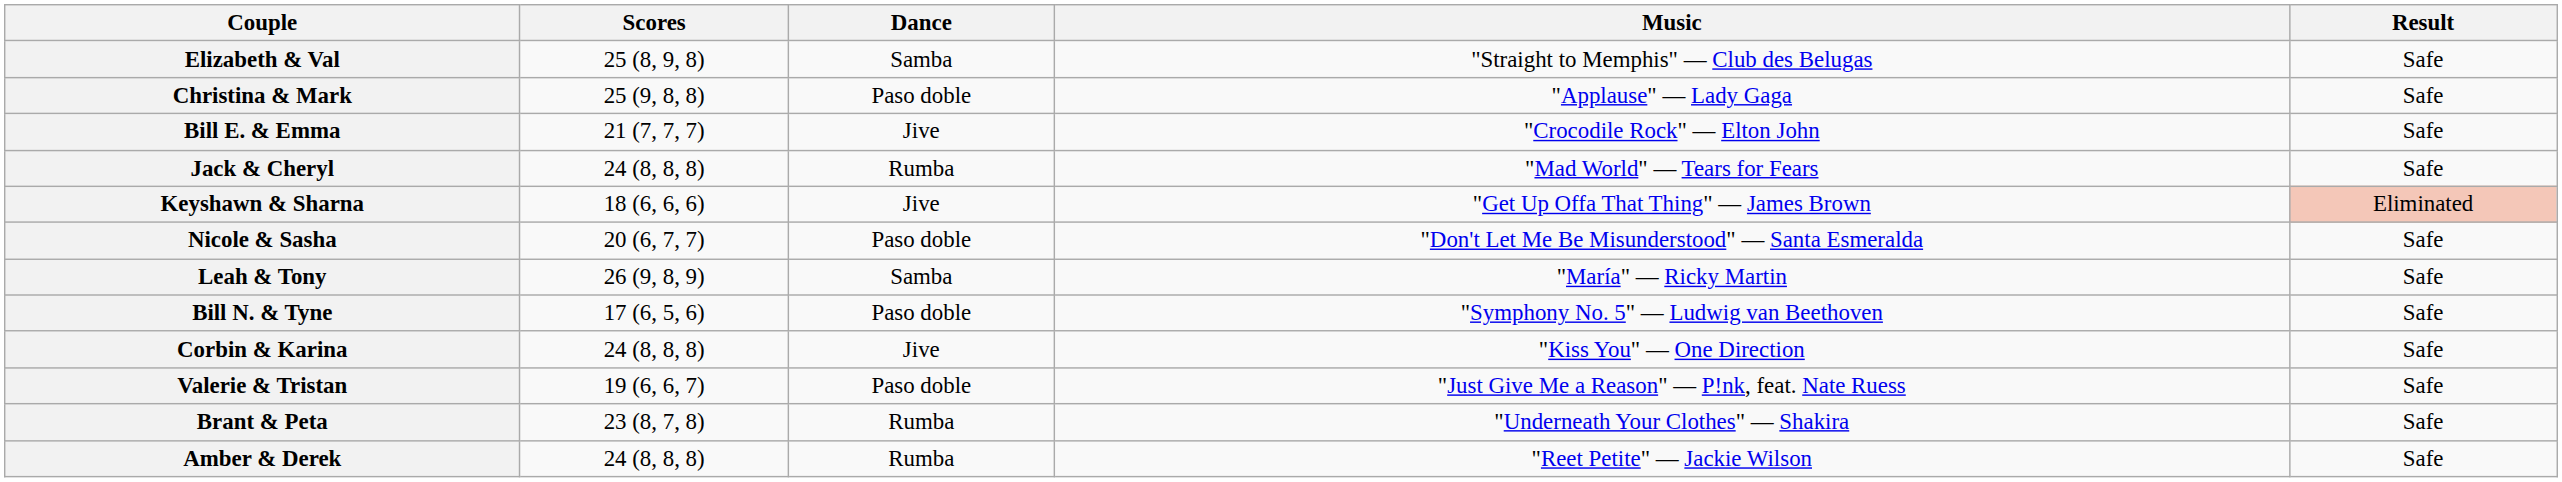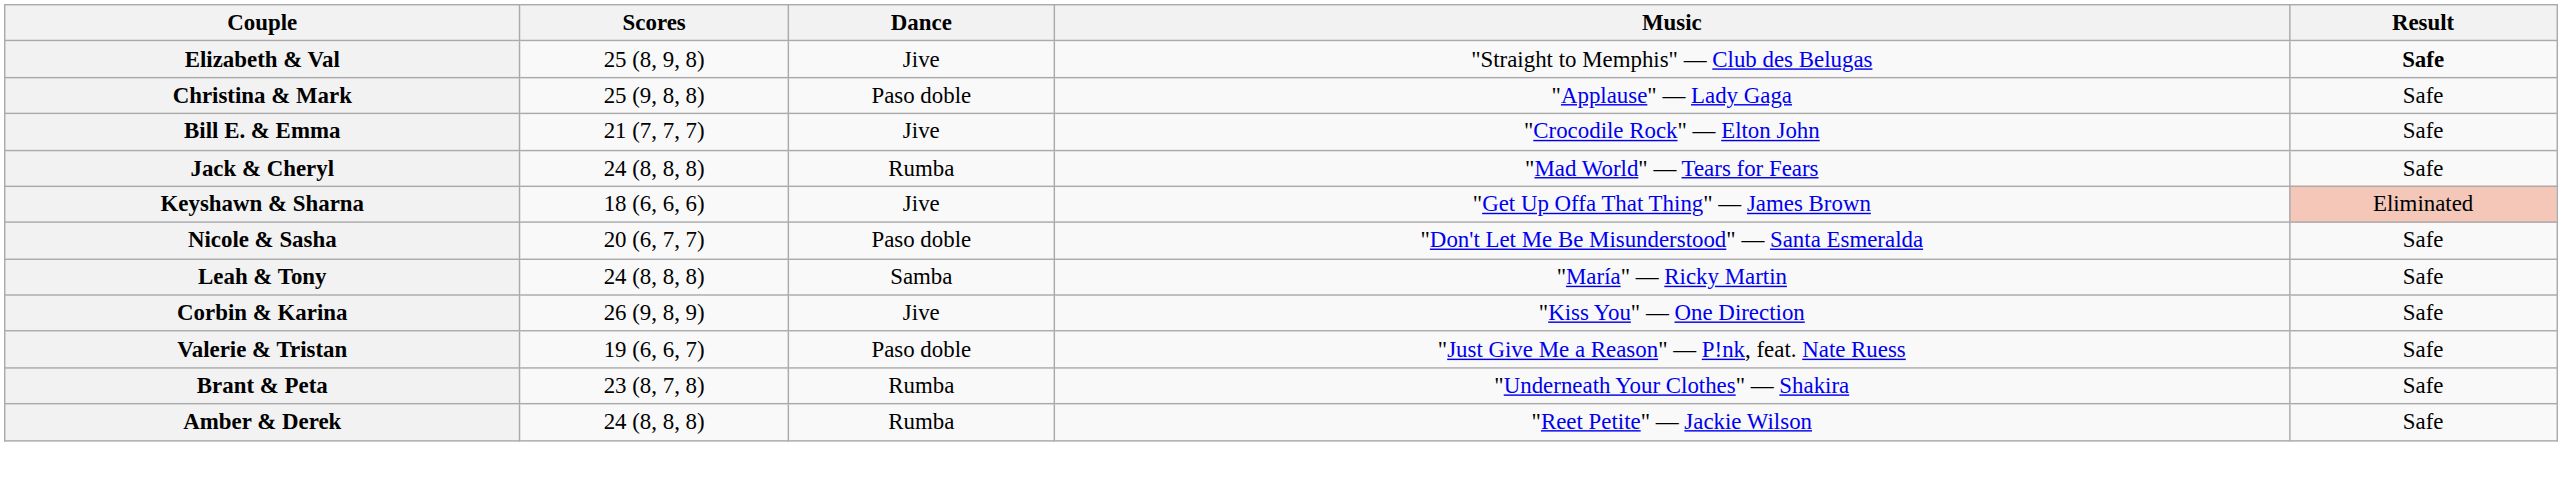(921, 58) Samba -> (921, 58) Jive
(2423, 58) normal -> (2423, 58) bold
(654, 276) 26 (9, 8, 9) -> (654, 276) 24 (8, 8, 8)
- row: (262, 312)
(654, 349) 24 (8, 8, 8) -> (654, 312) 26 (9, 8, 9)
